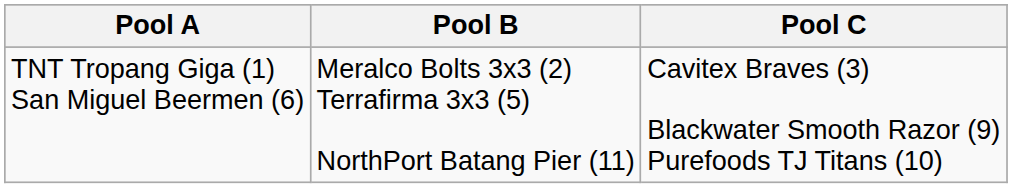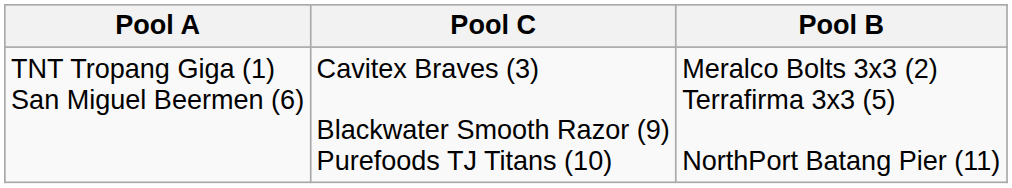columns swapped: (476, 25) <-> (824, 25)
